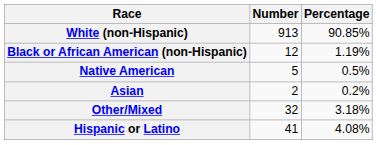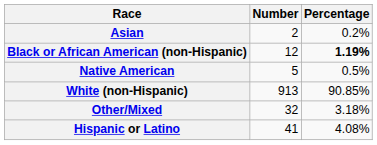rows swapped: (127, 33) <-> (127, 91)
(352, 52) normal -> (352, 52) bold
